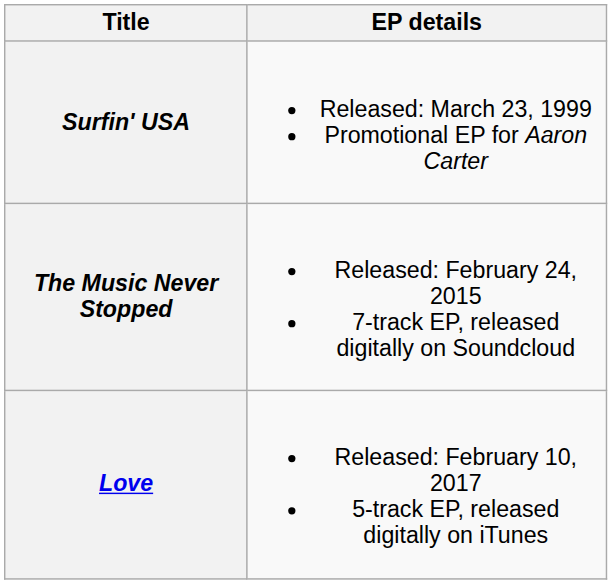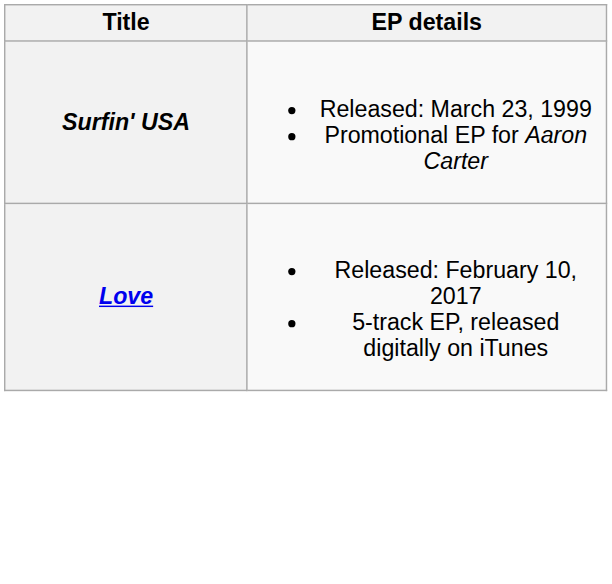- row: (126, 296)
